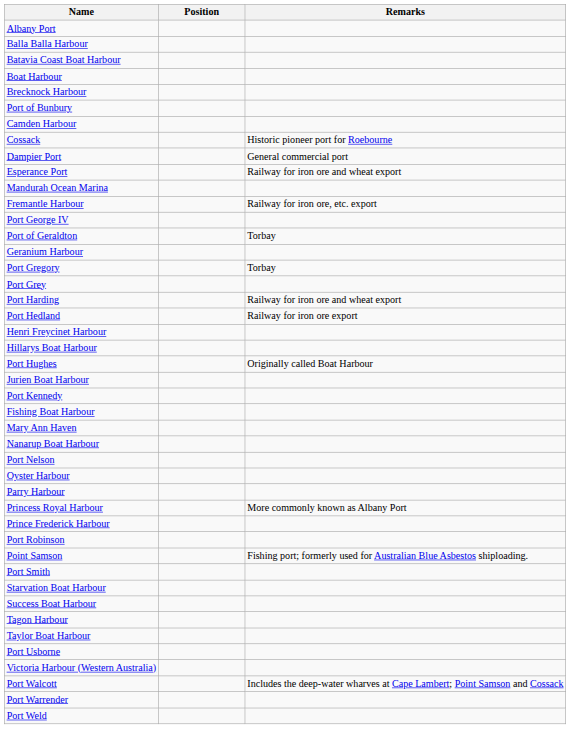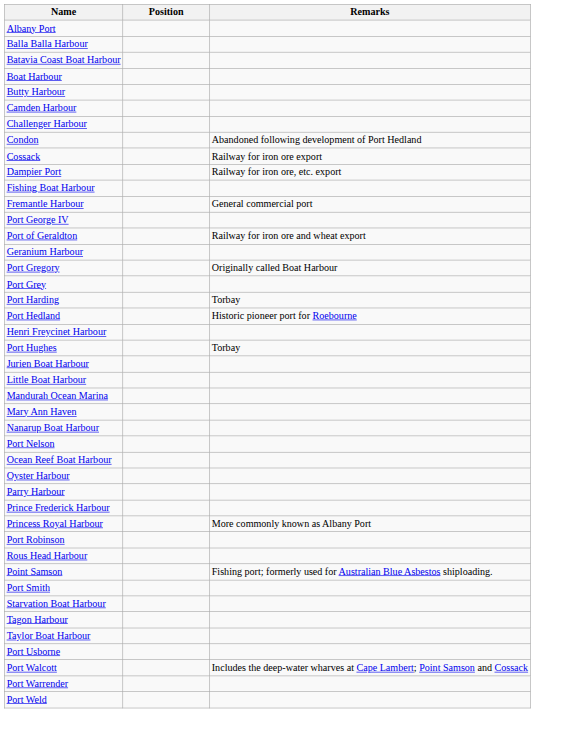- row: (47, 92)
- row: (39, 108)
+ row: (36, 92)
+ row: (47, 124)
+ row: (23, 140)
(320, 140) Historic pioneer port for Roebourne -> (267, 156) Railway for iron ore export
(298, 156) General commercial port -> (277, 172) Railway for iron ore, etc. export
- row: (37, 172)
rows swapped: (51, 412) <-> (57, 188)
(312, 204) Railway for iron ore, etc. export -> (262, 204) General commercial port
(261, 236) Torbay -> (289, 236) Railway for iron ore and wheat export
(261, 268) Torbay -> (275, 268) Originally called Boat Harbour
(324, 300) Railway for iron ore and wheat export -> (226, 300) Torbay
(302, 316) Railway for iron ore export -> (284, 316) Historic pioneer port for Roebourne
- row: (52, 348)
(310, 364) Originally called Boat Harbour -> (226, 348) Torbay
- row: (34, 396)
+ row: (46, 380)
+ row: (59, 460)
rows swapped: (58, 524) <-> (55, 508)
+ row: (47, 556)
- row: (51, 603)
- row: (81, 667)
